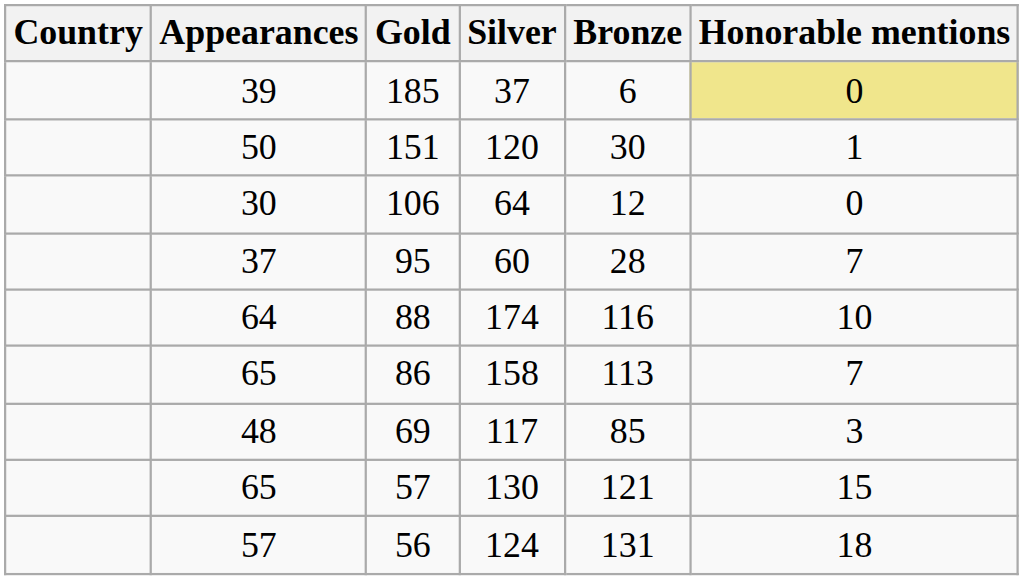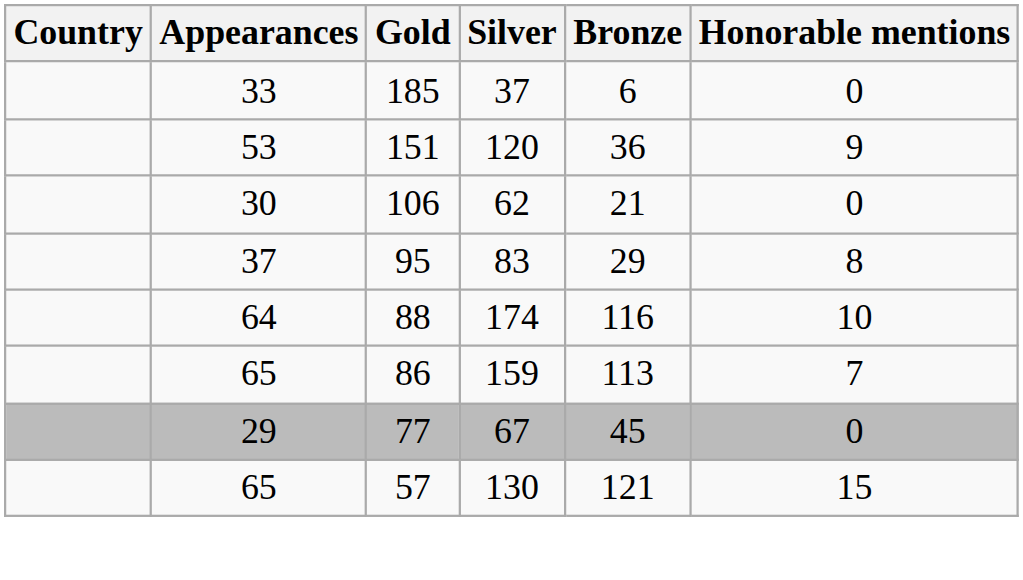(259, 89) 39 -> (259, 89) 33
(854, 89) khaki background -> (854, 89) no background
(259, 146) 50 -> (259, 146) 53
(628, 146) 30 -> (628, 146) 36
(854, 146) 1 -> (854, 146) 9
(512, 203) 64 -> (512, 203) 62
(628, 203) 12 -> (628, 203) 21
(512, 260) 60 -> (512, 260) 83
(628, 260) 28 -> (628, 260) 29
(854, 260) 7 -> (854, 260) 8
(512, 373) 158 -> (512, 373) 159
+ row: (413, 430)
- row: (413, 430)
- row: (413, 544)
